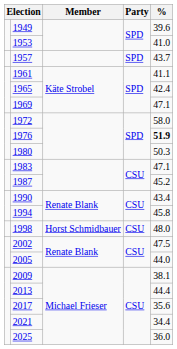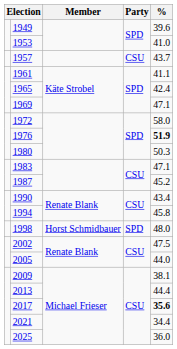(134, 58) SPD -> (135, 58) CSU
(135, 228) CSU -> (134, 228) SPD
(162, 306) normal -> (162, 306) bold
